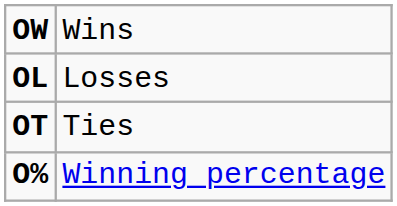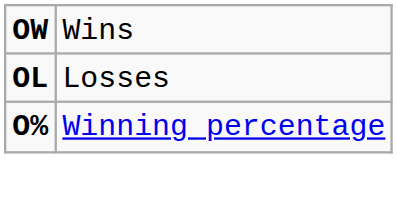- row: (30, 127)
